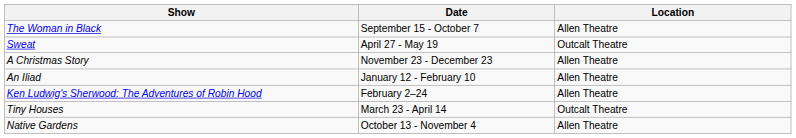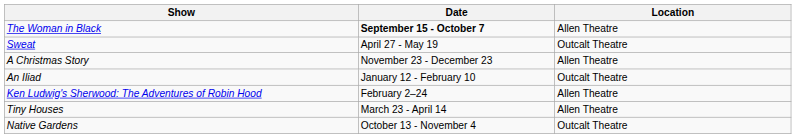(420, 29) normal -> (423, 29) bold
(588, 77) Allen Theatre -> (592, 77) Outcalt Theatre
(592, 110) Outcalt Theatre -> (588, 110) Allen Theatre
(588, 126) Allen Theatre -> (592, 126) Outcalt Theatre
